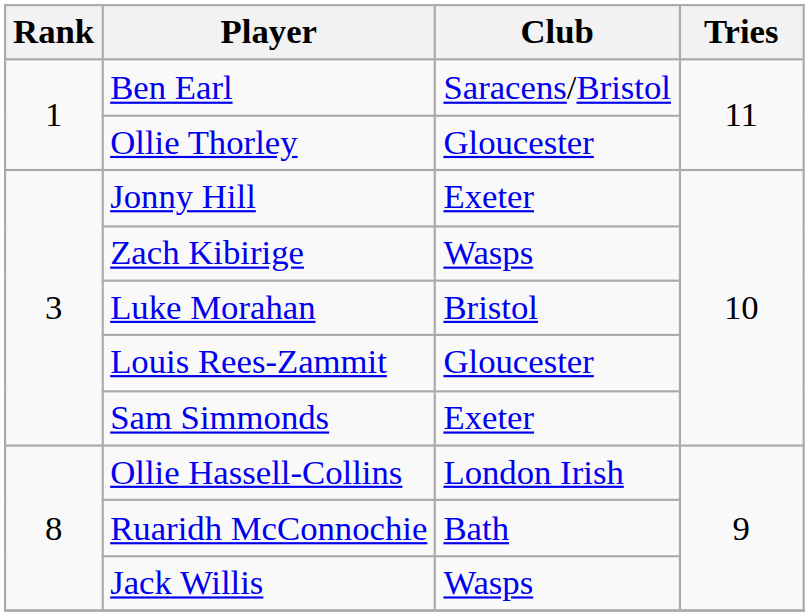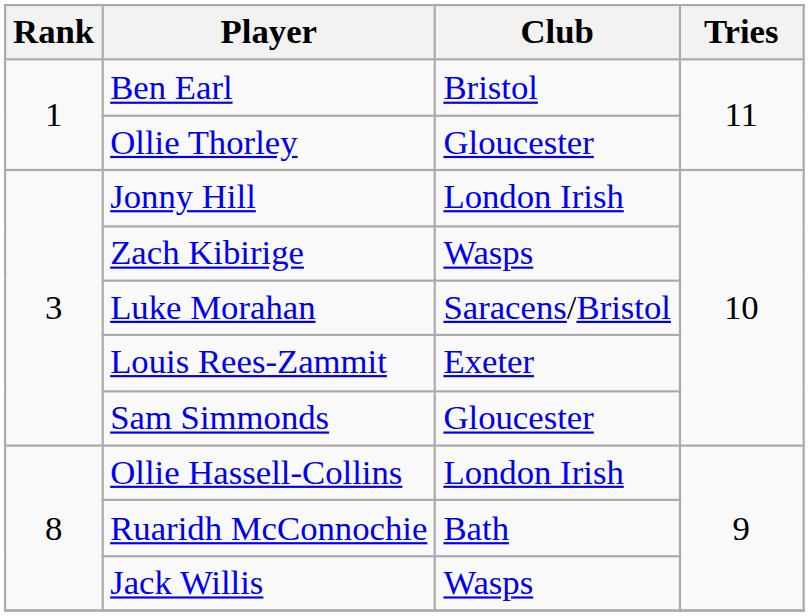(557, 87) Saracens/Bristol -> (491, 87) Bristol
(489, 197) Exeter -> (534, 197) London Irish
(491, 307) Bristol -> (557, 307) Saracens/Bristol
(519, 362) Gloucester -> (489, 362) Exeter
(489, 417) Exeter -> (519, 417) Gloucester
